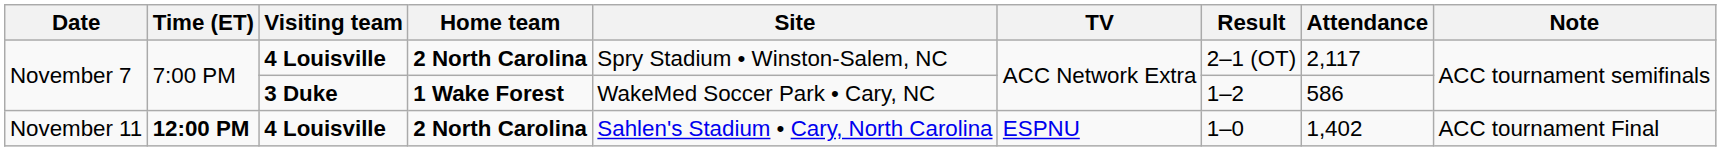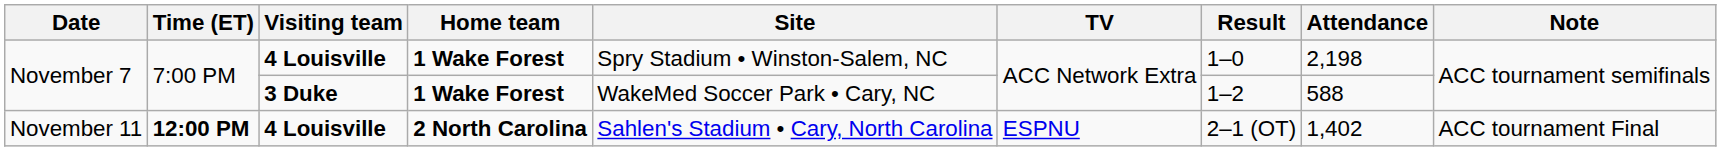(500, 58) 2 North Carolina -> (489, 58) 1 Wake Forest
(1251, 58) 2–1 (OT) -> (1225, 58) 1–0
(1334, 58) 2,117 -> (1334, 58) 2,198
(1325, 93) 586 -> (1325, 93) 588
(1225, 129) 1–0 -> (1251, 129) 2–1 (OT)
